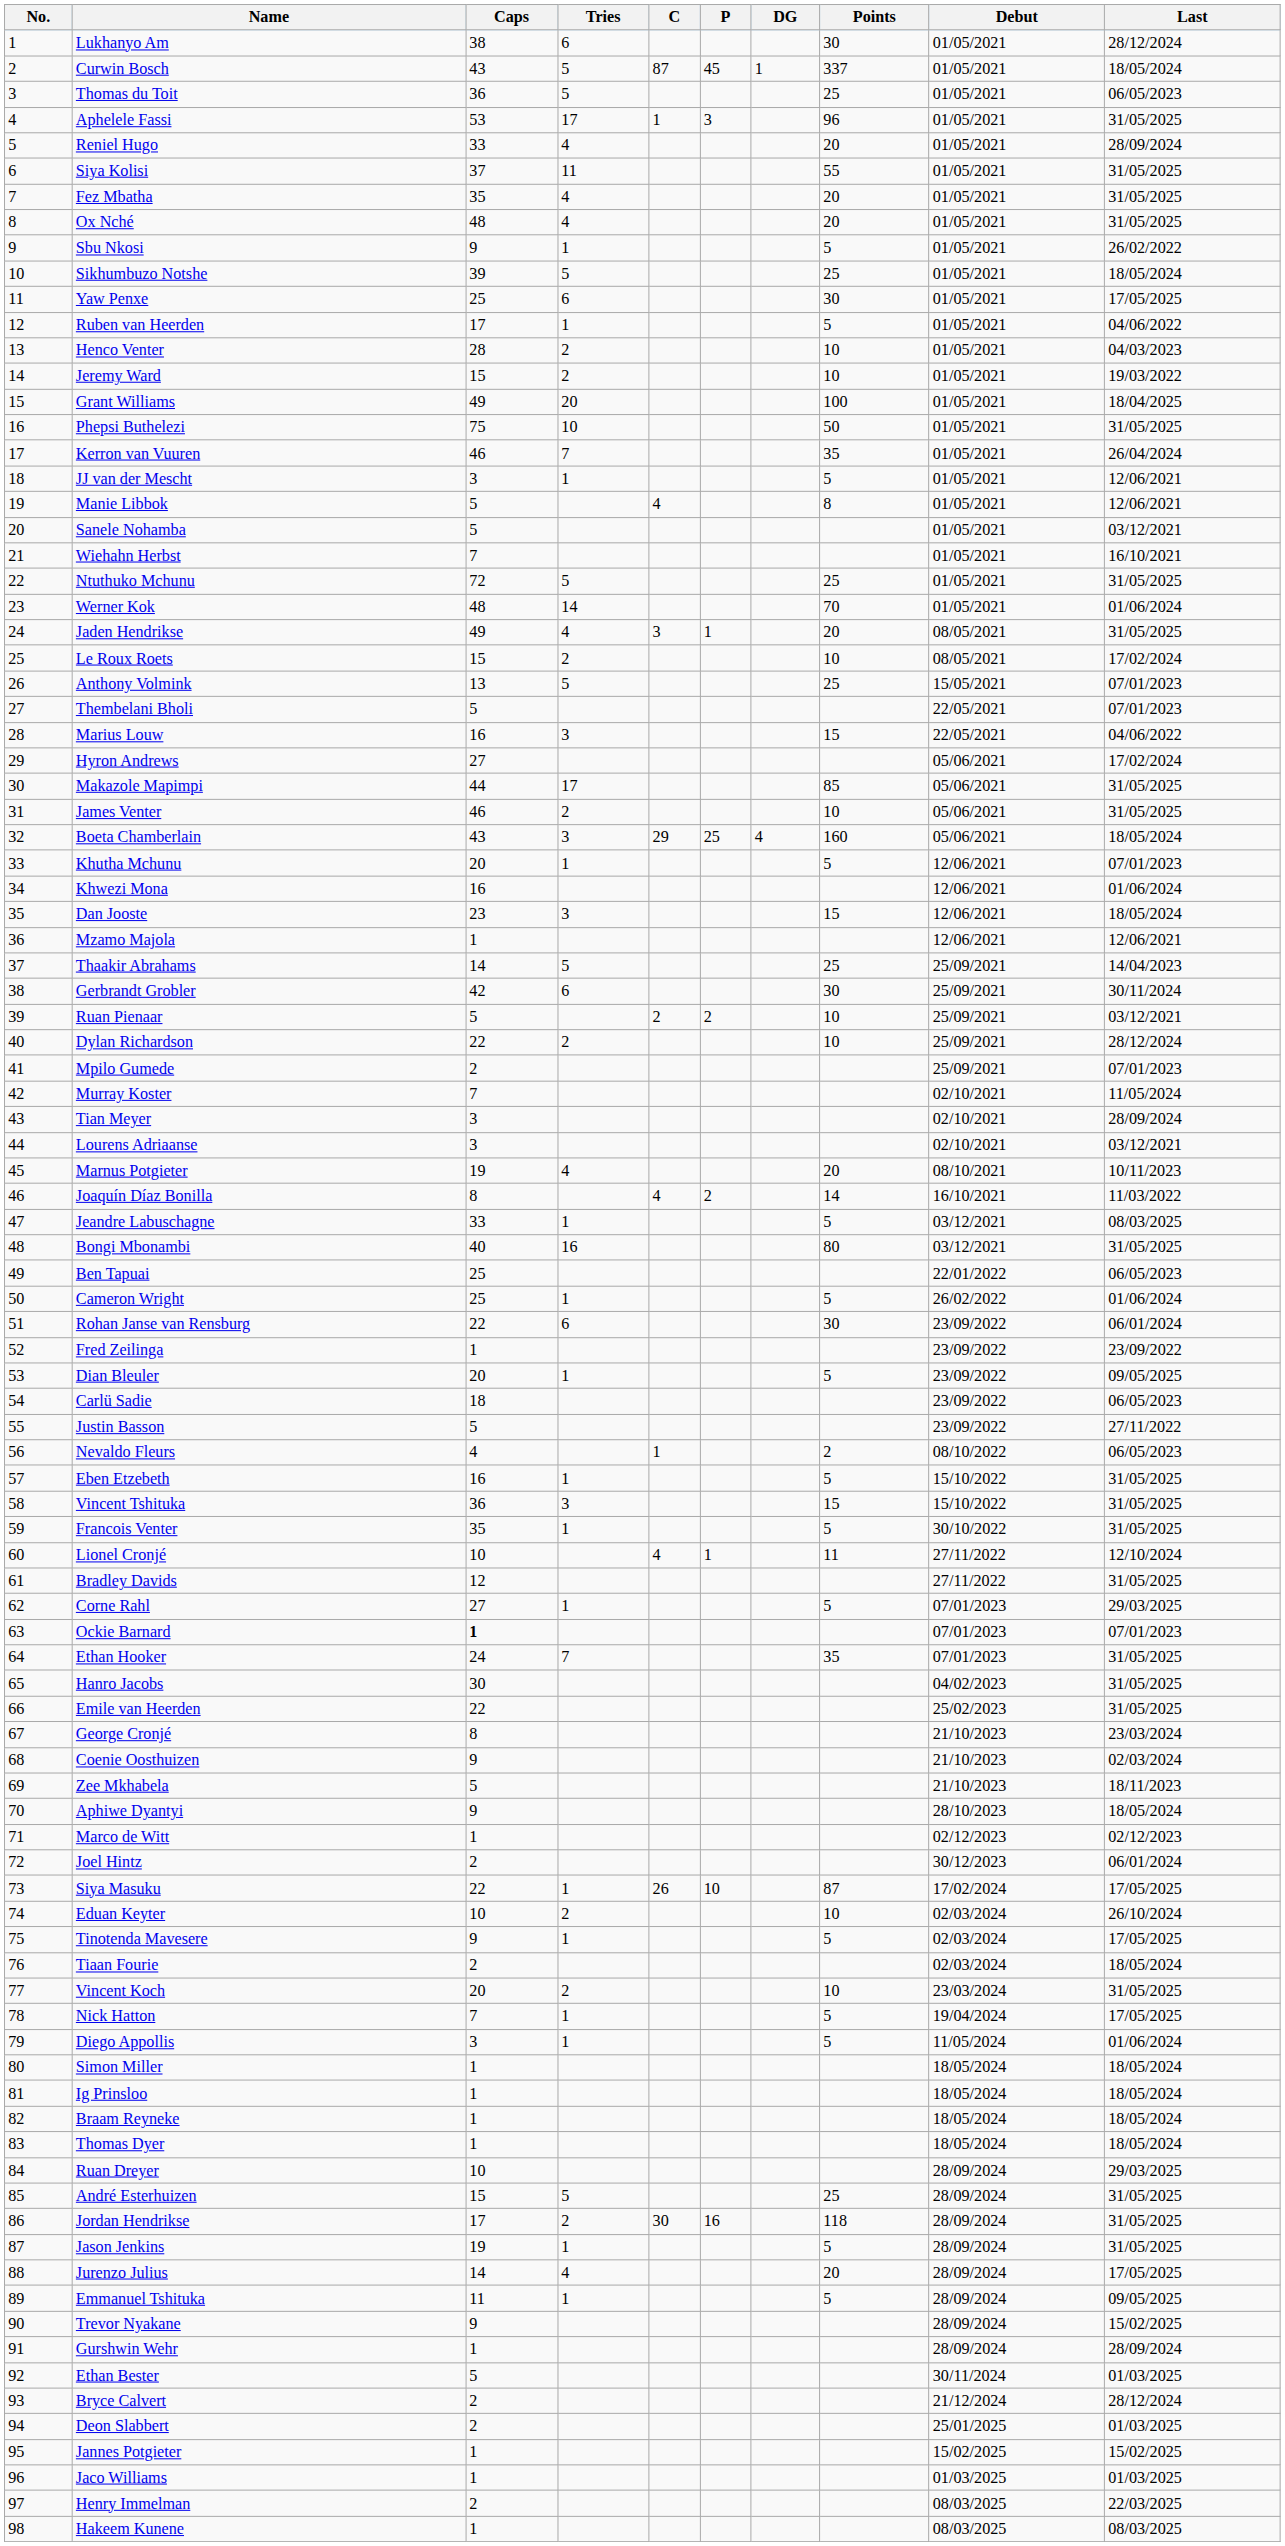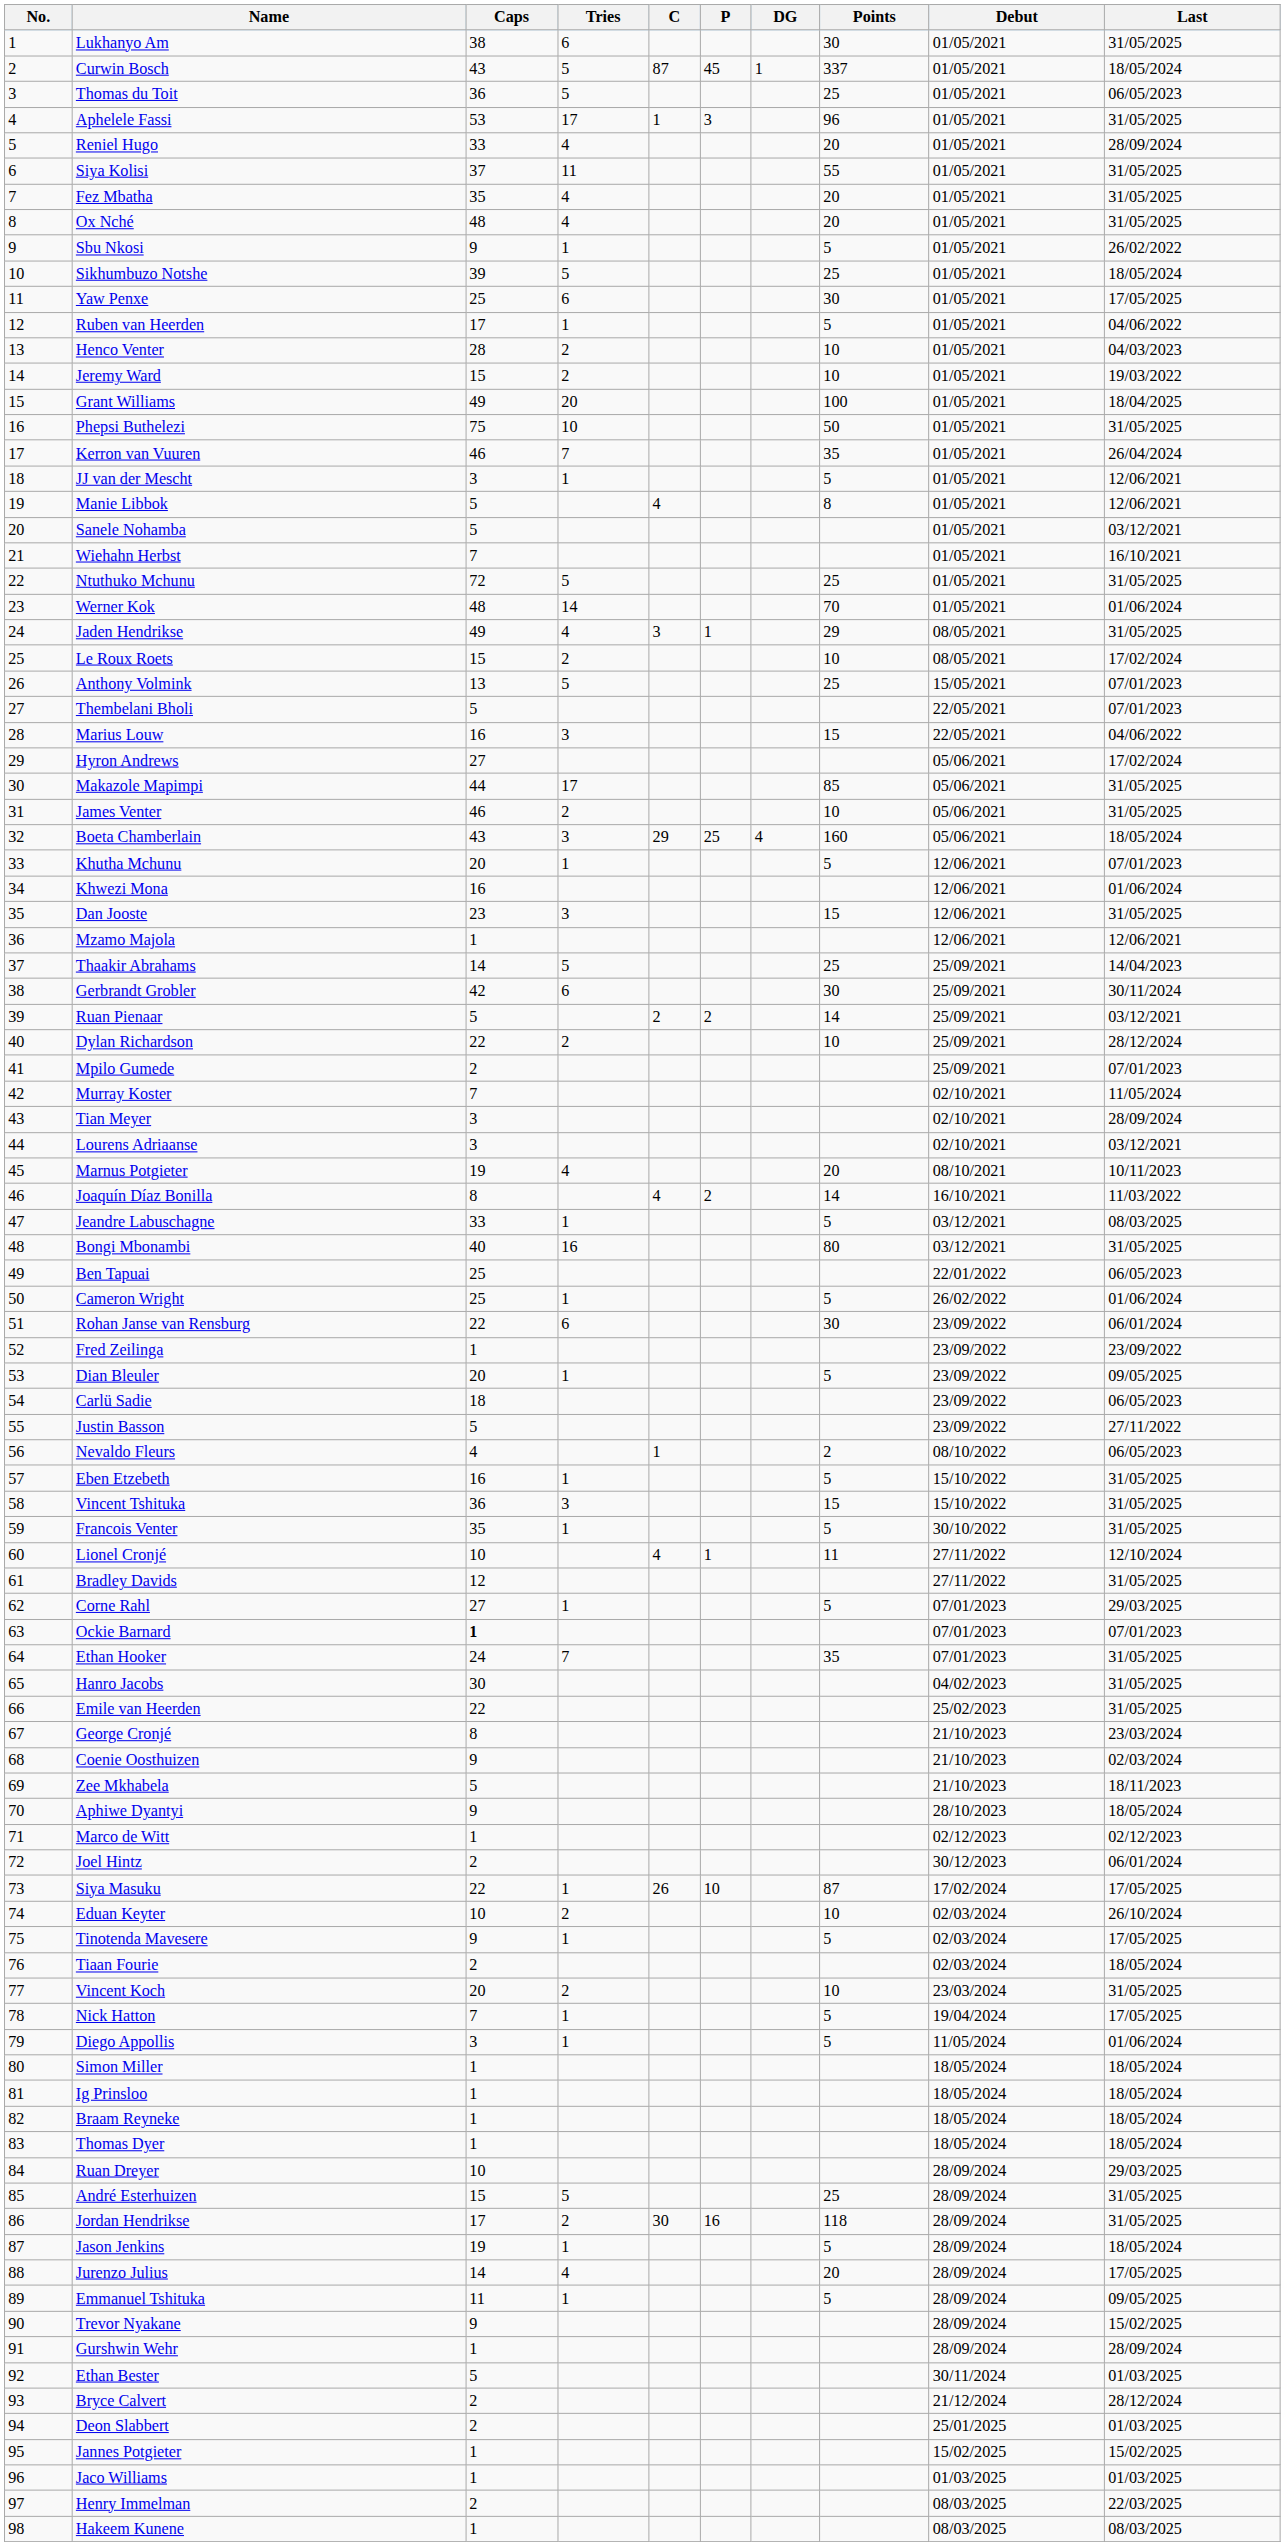(1145, 42) 28/12/2024 -> (1145, 42) 31/05/2025
(831, 632) 20 -> (831, 632) 29
(1145, 914) 18/05/2024 -> (1145, 914) 31/05/2025
(831, 1016) 10 -> (831, 1016) 14
(1145, 2247) 31/05/2025 -> (1145, 2247) 18/05/2024
